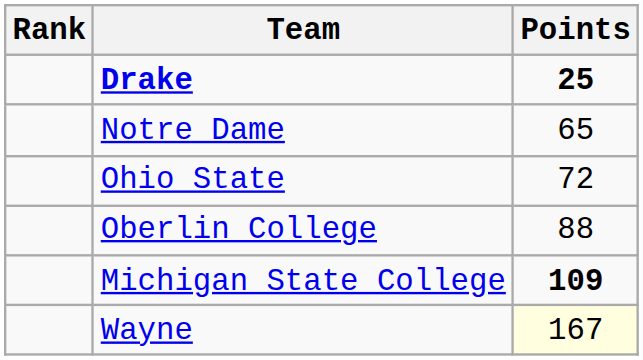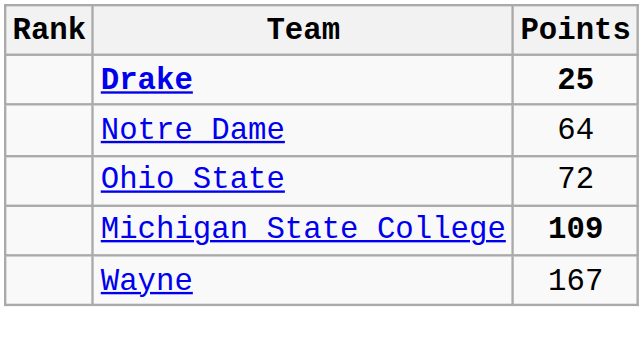(576, 130) 65 -> (576, 130) 64
- row: (239, 230)
(576, 330) lightyellow background -> (576, 280) no background
